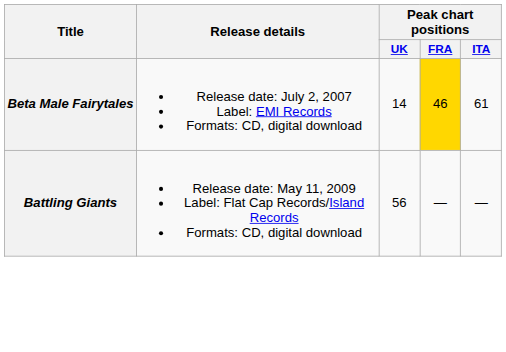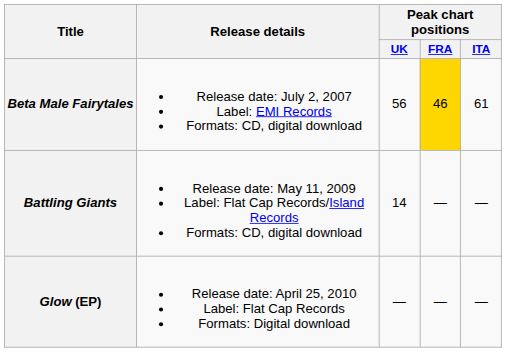(399, 104) 14 -> (399, 104) 56
(399, 203) 56 -> (399, 203) 14
+ row: (71, 301)
